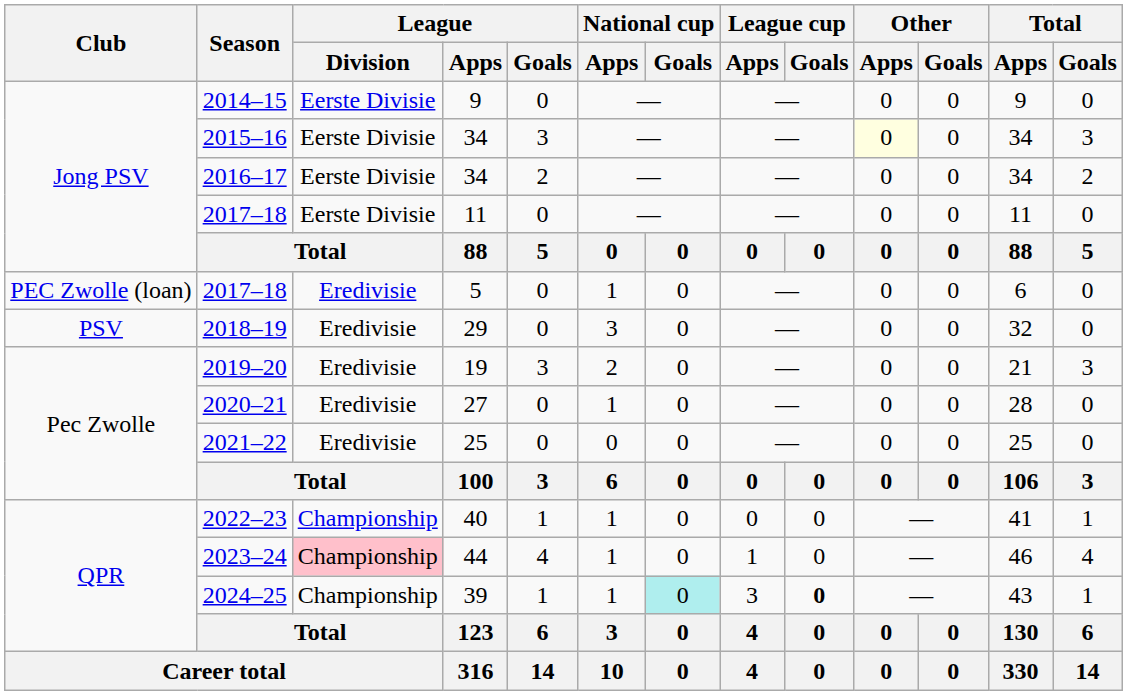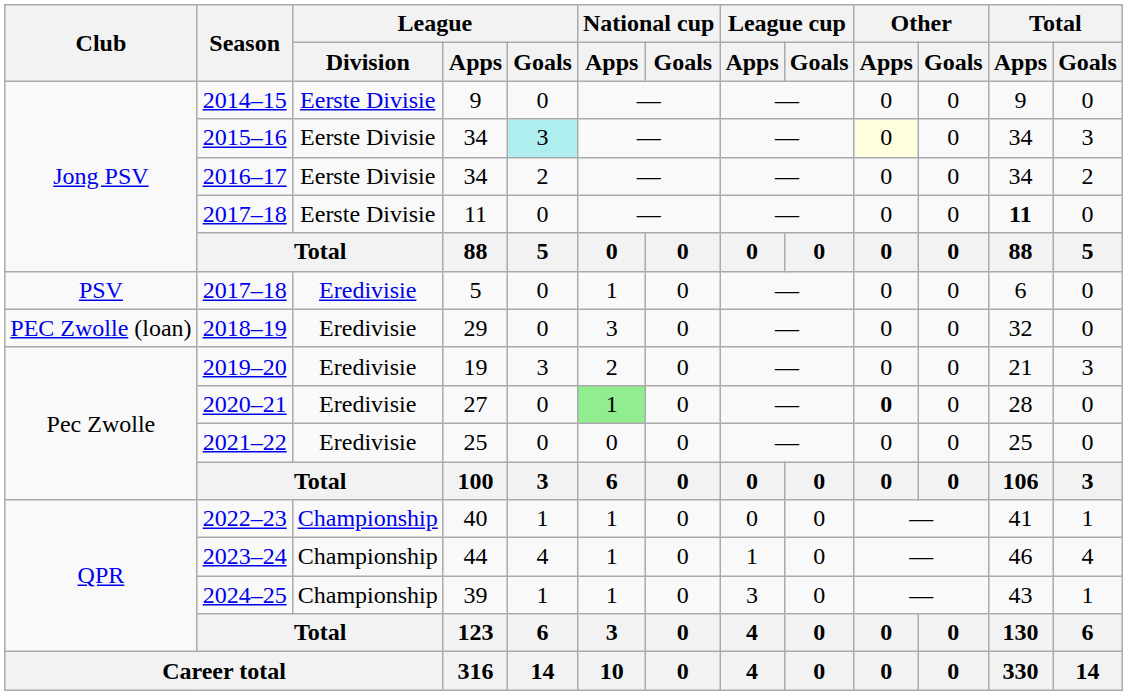(543, 137) no background -> (543, 137) paleturquoise background
(1020, 213) normal -> (1020, 213) bold
(101, 289) PEC Zwolle (loan) -> (101, 289) PSV
(101, 328) PSV -> (101, 328) PEC Zwolle (loan)
(612, 404) no background -> (612, 404) lightgreen background
(886, 404) normal -> (886, 404) bold
(368, 556) pink background -> (368, 556) no background
(683, 594) paleturquoise background -> (683, 594) no background
(819, 594) bold -> (819, 594) normal
